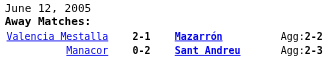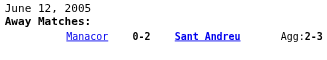- row: (57, 36)
